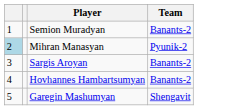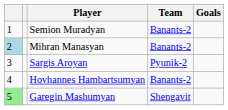+ column: (208, 13)
(169, 46) Pyunik-2 -> (171, 46) Banants-2
(171, 63) Banants-2 -> (169, 63) Pyunik-2
(9, 97) no background -> (9, 97) lightgreen background
